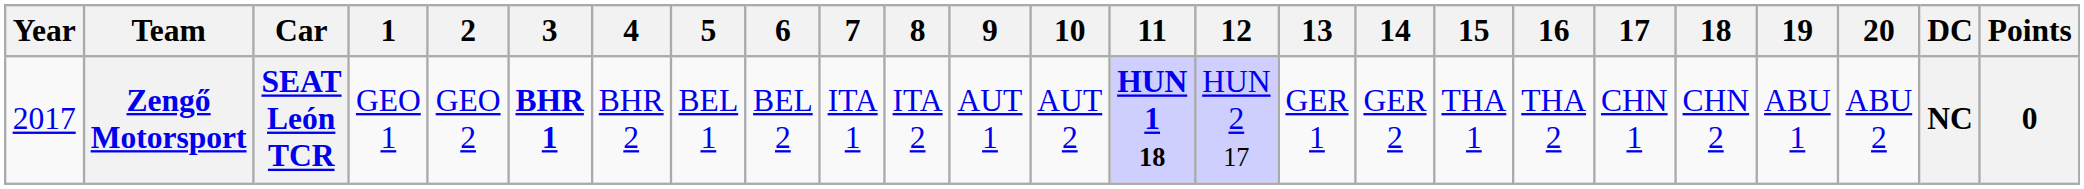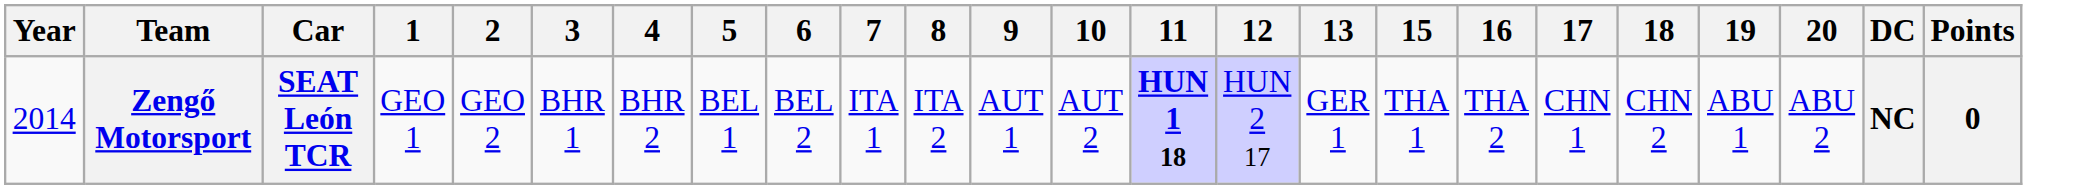- column: (1395, 30)
(44, 119) 2017 -> (44, 119) 2014
(550, 119) bold -> (572, 119) normal
